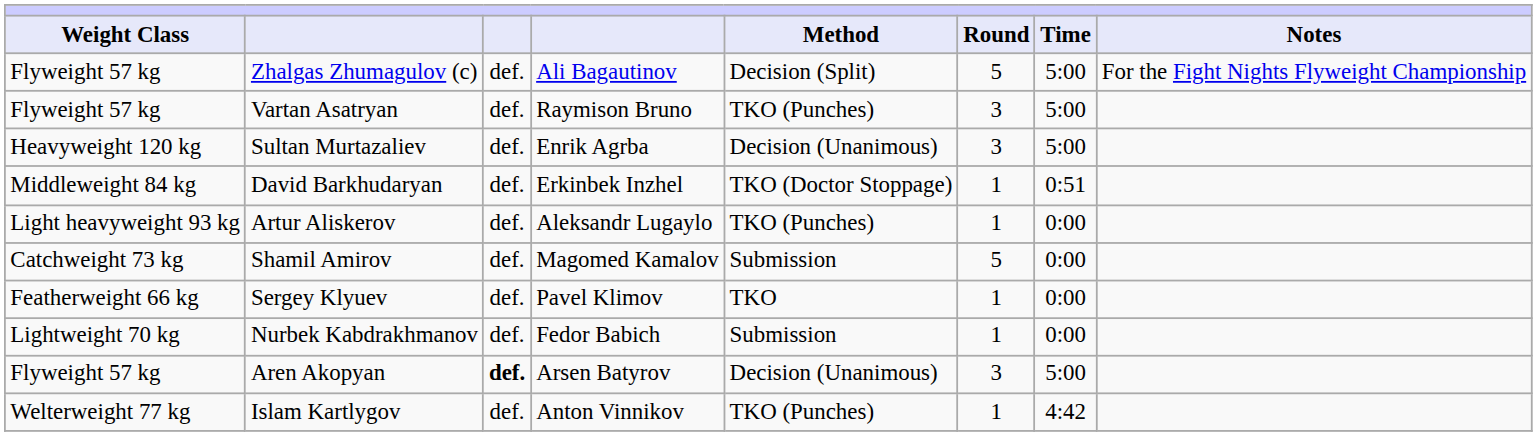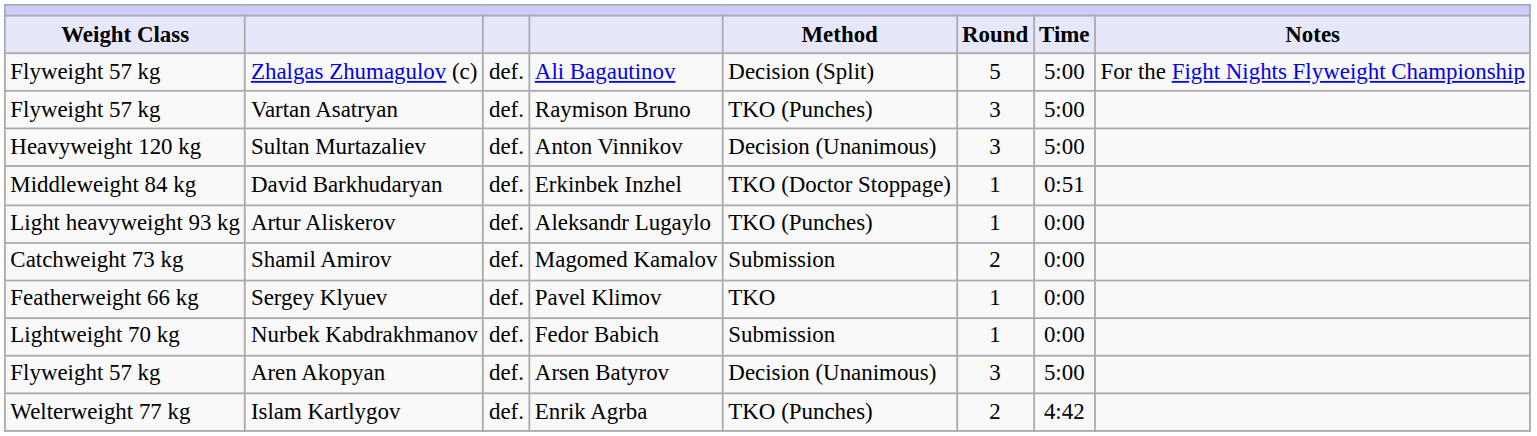(592, 147) Enrik Agrba -> (609, 147) Anton Vinnikov
(996, 260) 5 -> (995, 260) 2
(507, 373) bold -> (506, 373) normal
(610, 411) Anton Vinnikov -> (591, 411) Enrik Agrba
(996, 411) 1 -> (995, 411) 2
